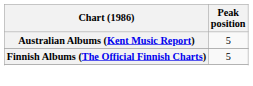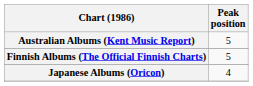+ row: (106, 72)
